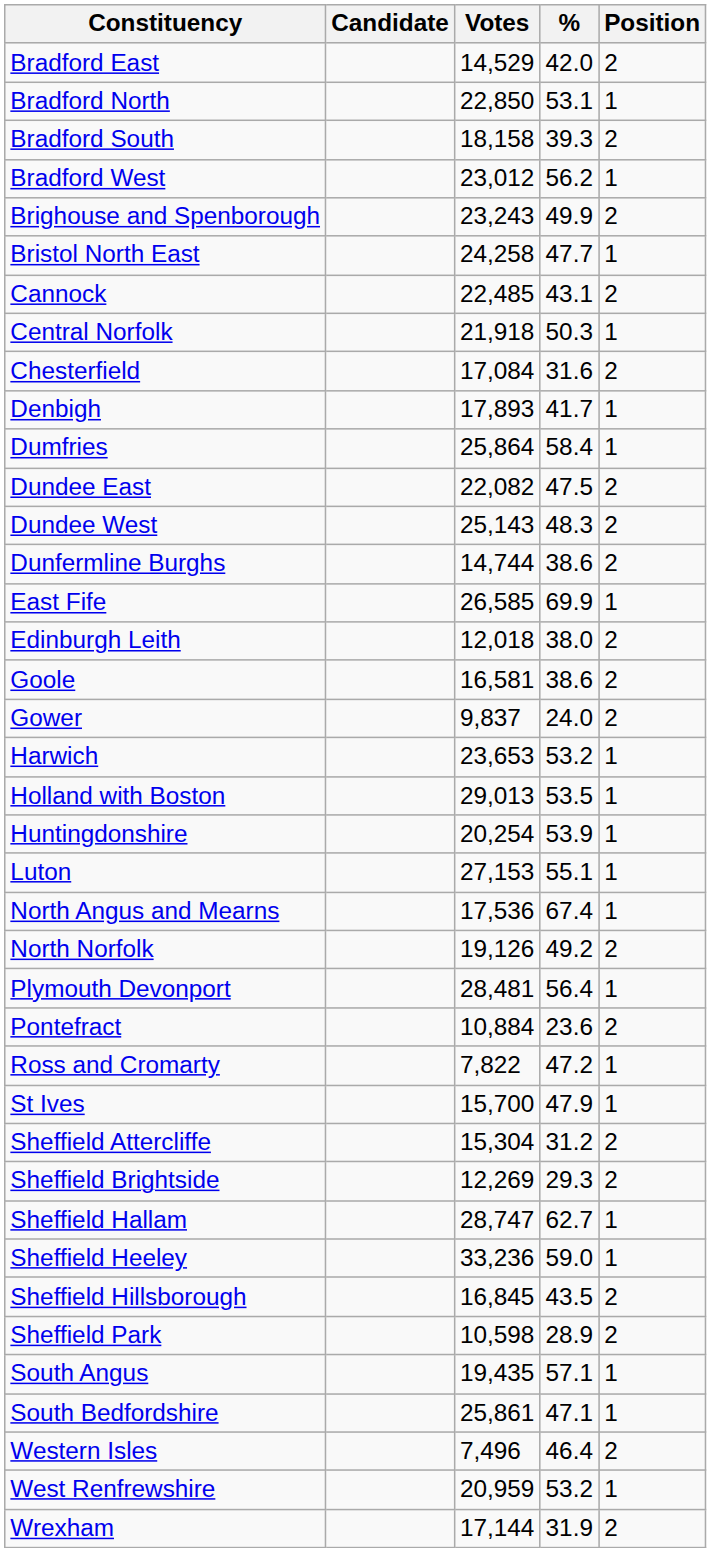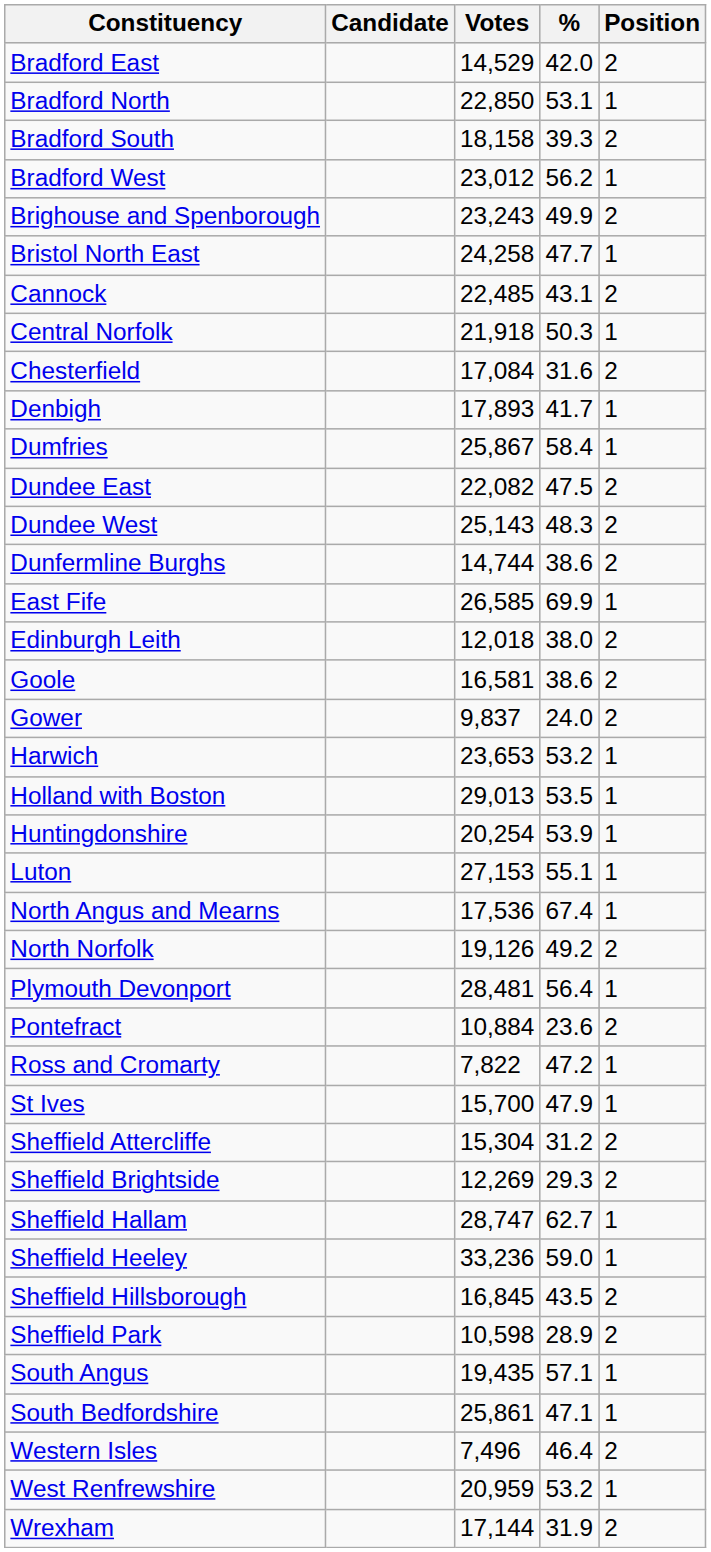(497, 448) 25,864 -> (497, 448) 25,867
